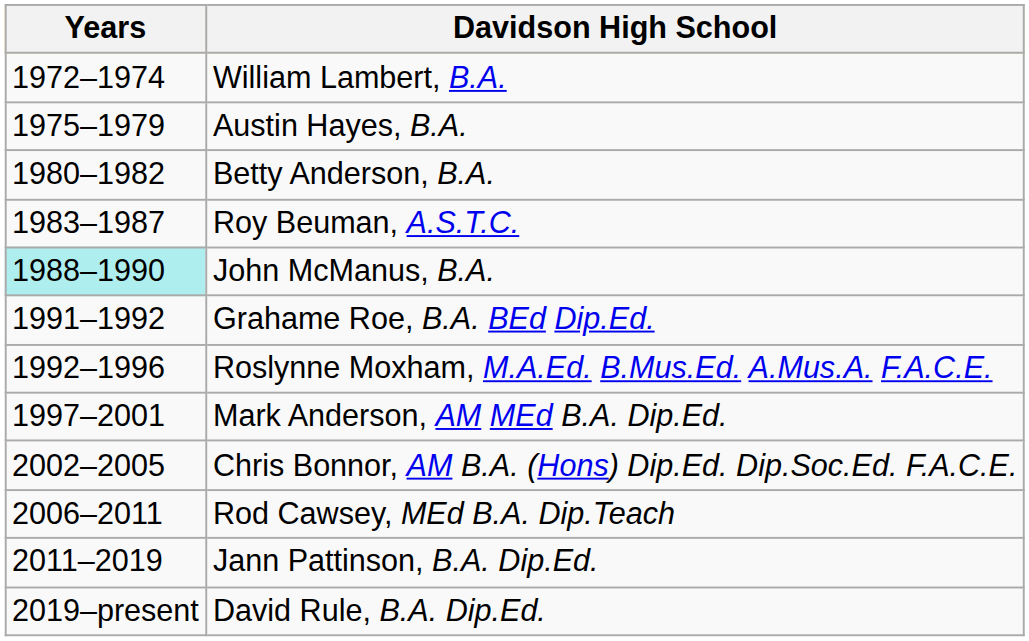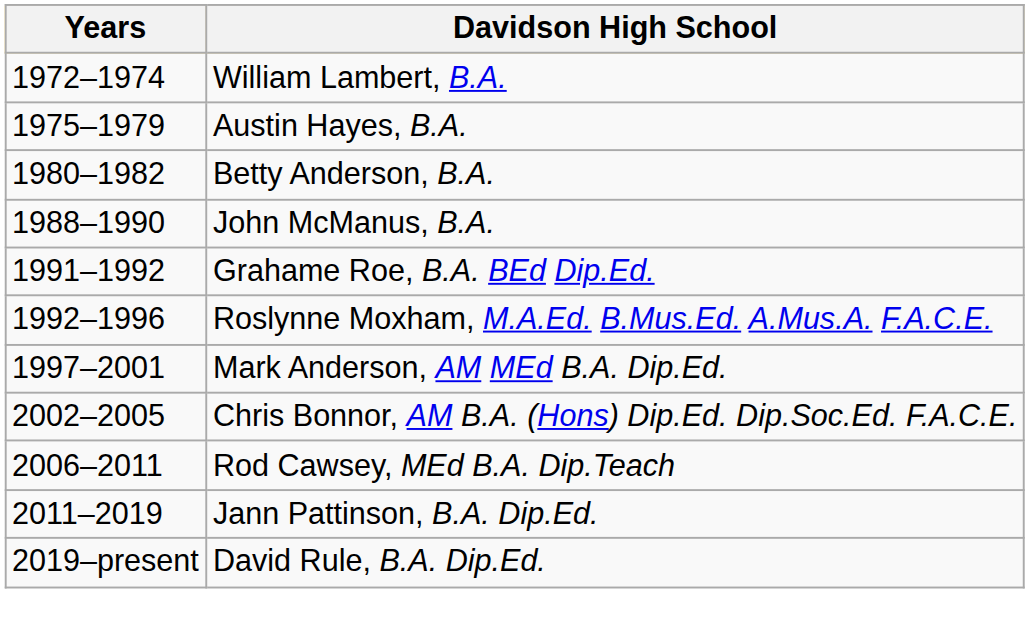- row: (366, 222)
(88, 271) paleturquoise background -> (88, 222) no background
